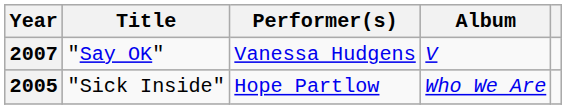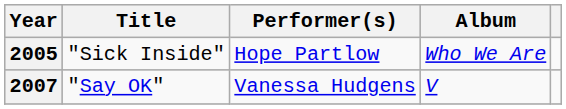rows swapped: (34, 87) <-> (34, 54)
